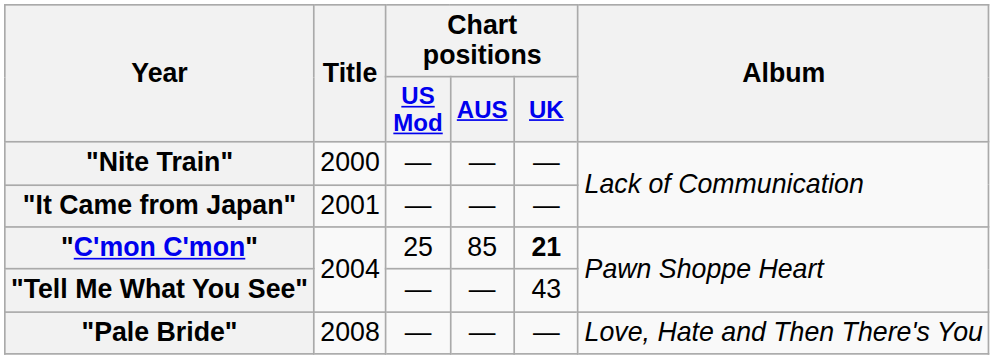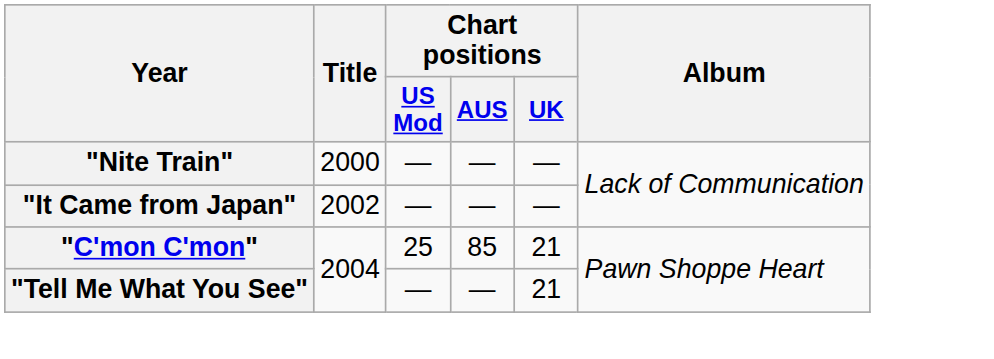(350, 205) 2001 -> (350, 205) 2002
(546, 247) bold -> (546, 247) normal
(546, 289) 43 -> (546, 289) 21
- row: (160, 332)
